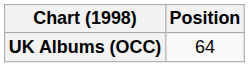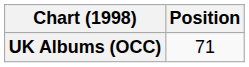(205, 47) 64 -> (205, 47) 71
